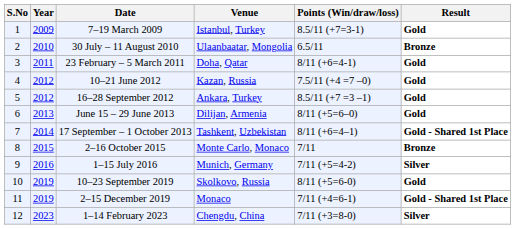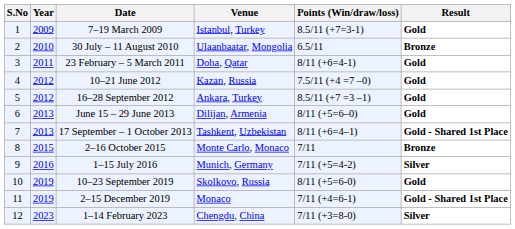(43, 131) 2014 -> (43, 131) 2013
